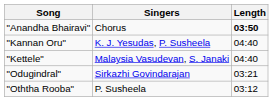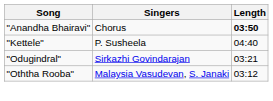- row: (36, 43)
(162, 58) Malaysia Vasudevan, S. Janaki -> (120, 43) P. Susheela
(120, 89) P. Susheela -> (162, 74) Malaysia Vasudevan, S. Janaki
